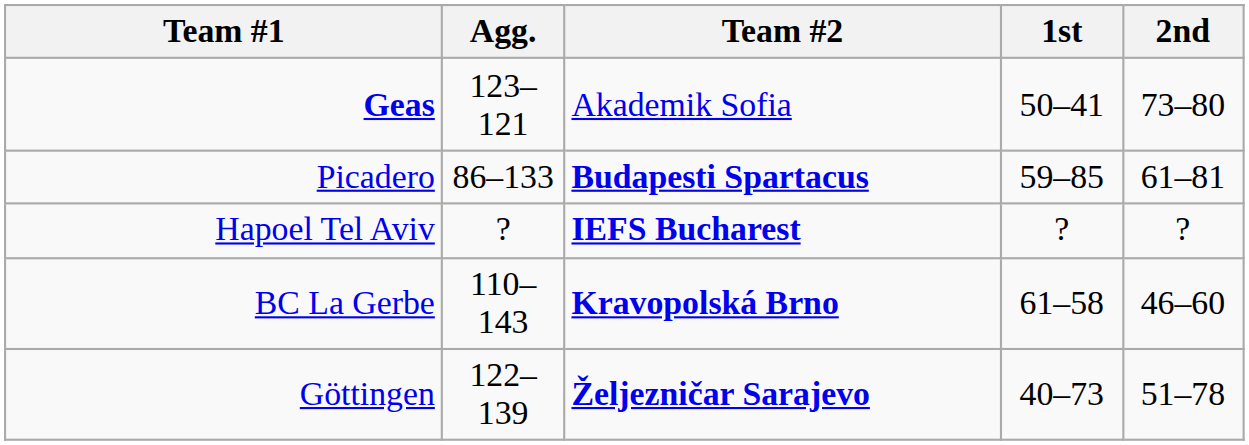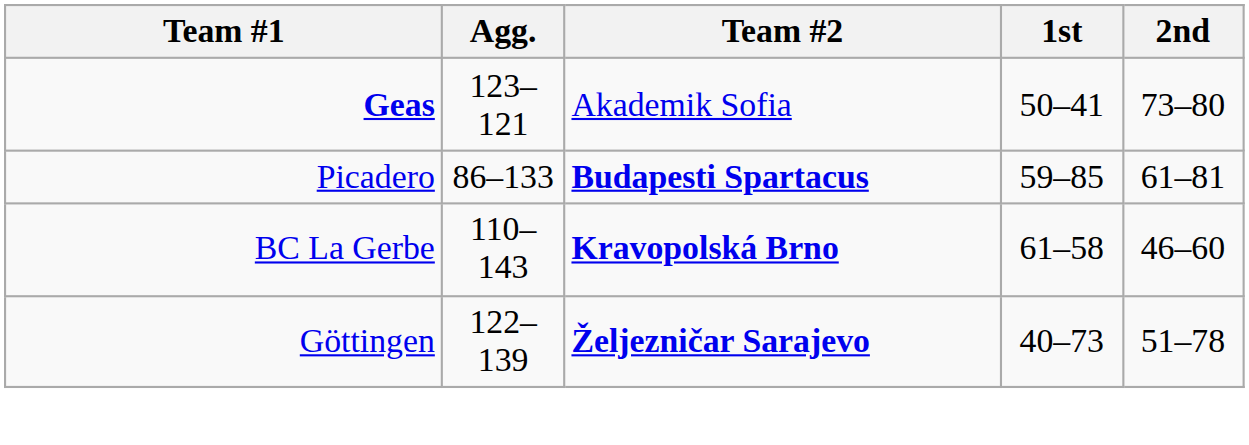- row: (325, 229)
